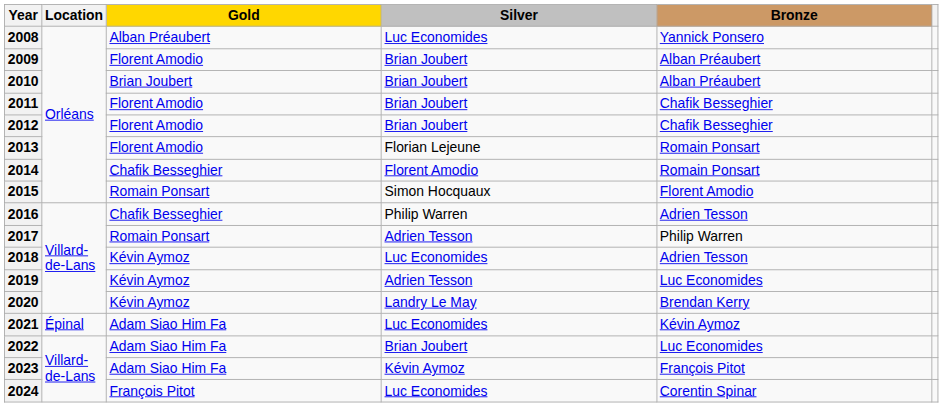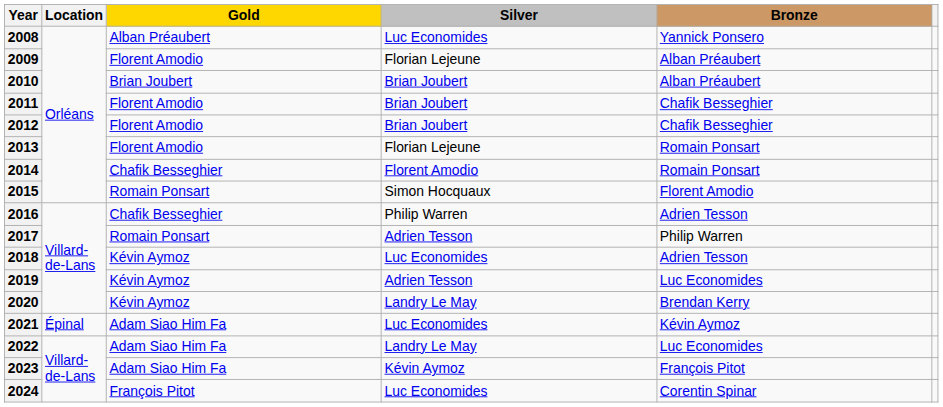(426, 59) Brian Joubert -> (433, 59) Florian Lejeune
(426, 346) Brian Joubert -> (431, 346) Landry Le May
